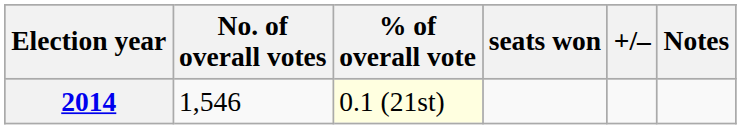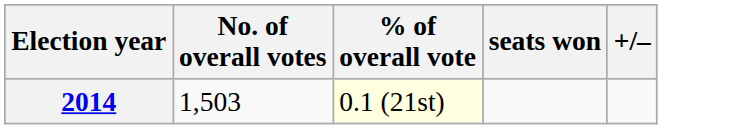- column: (696, 41)
(210, 100) 1,546 -> (210, 100) 1,503
